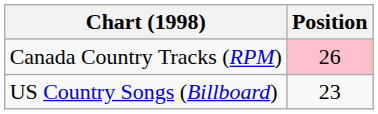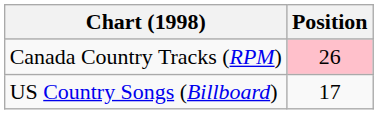(330, 91) 23 -> (330, 91) 17
